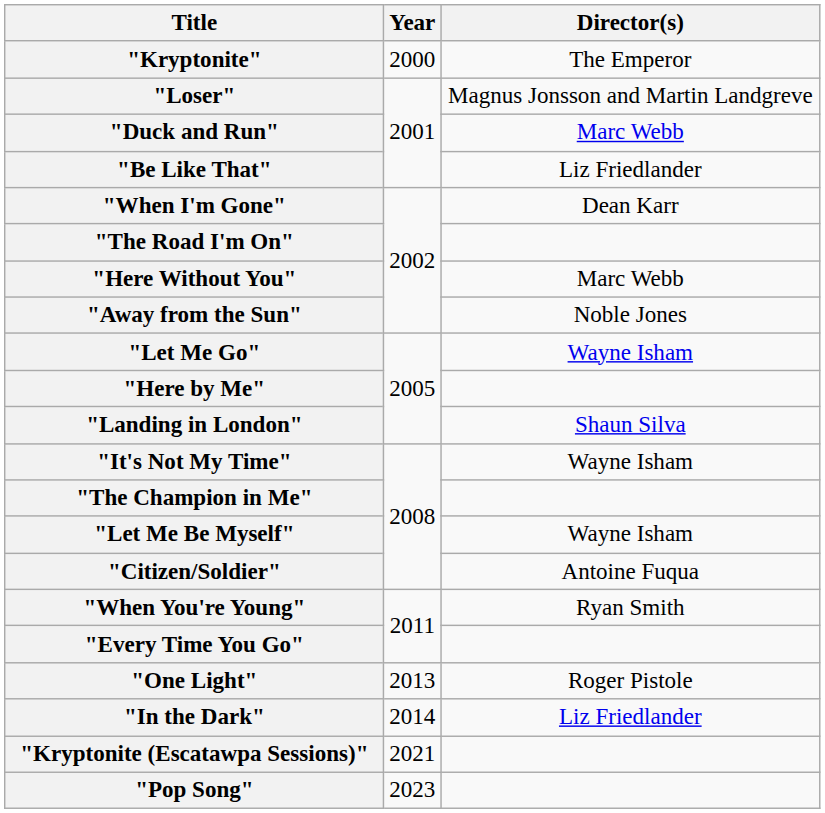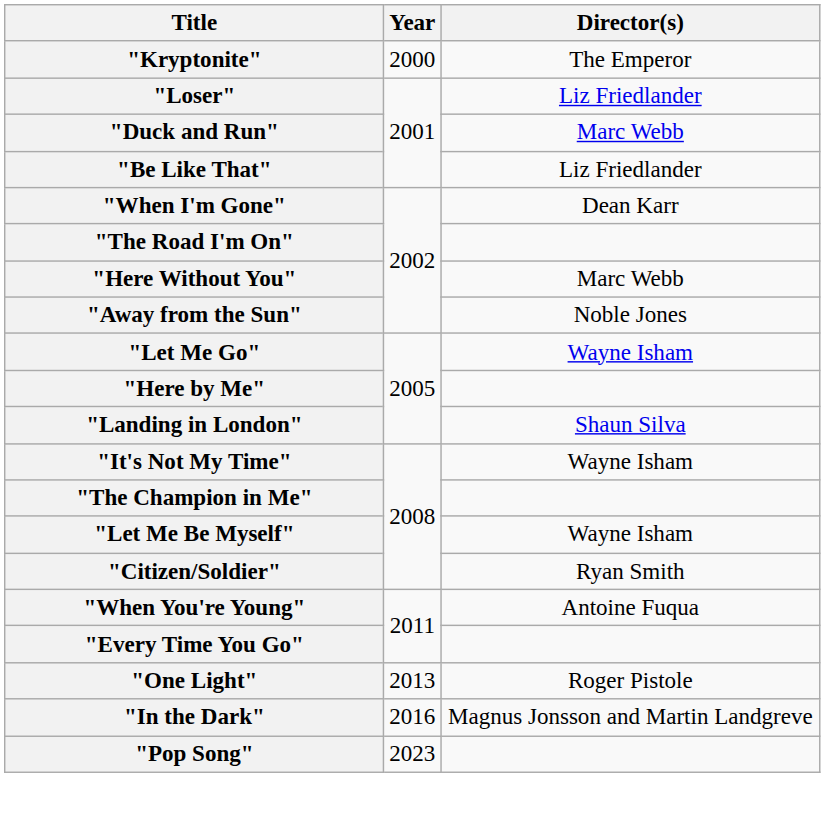(630, 95) Magnus Jonsson and Martin Landgreve -> (630, 95) Liz Friedlander
(630, 570) Antoine Fuqua -> (630, 570) Ryan Smith
(630, 607) Ryan Smith -> (630, 607) Antoine Fuqua
(412, 717) 2014 -> (412, 717) 2016
(630, 717) Liz Friedlander -> (630, 717) Magnus Jonsson and Martin Landgreve
- row: (194, 753)
